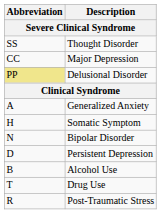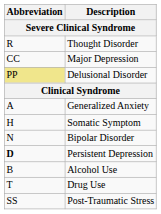(12, 43) SS -> (10, 43) R
(10, 153) normal -> (10, 153) bold
(10, 201) R -> (12, 201) SS
